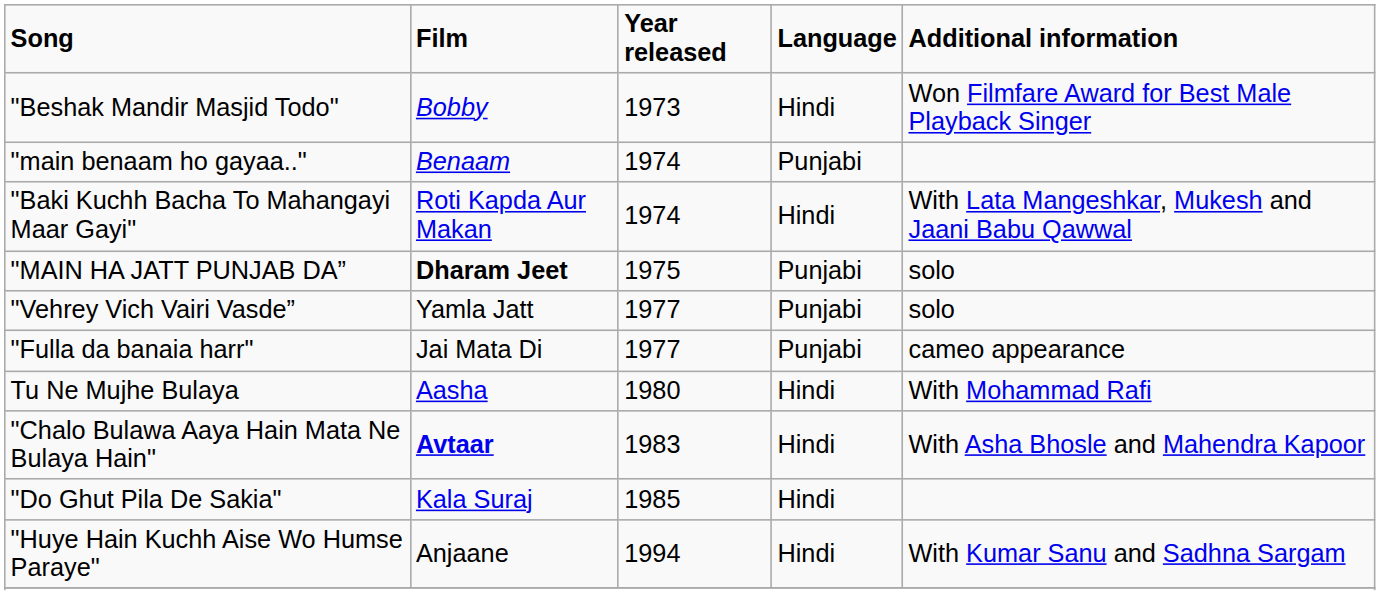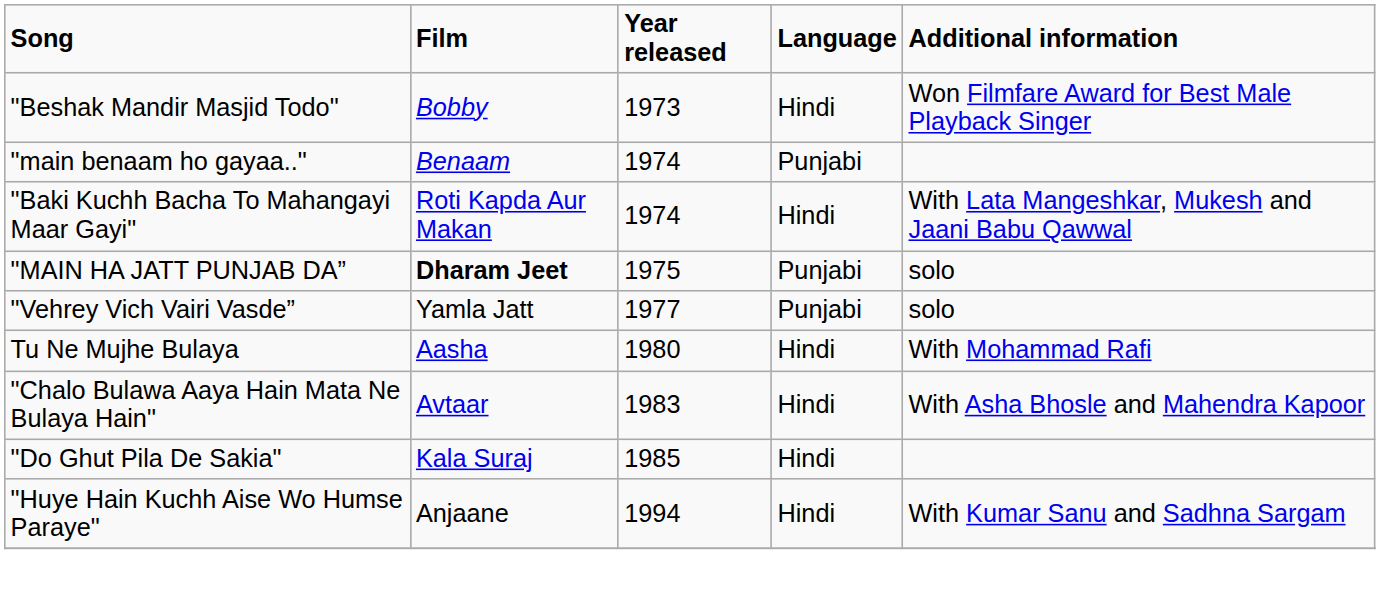- row: (132, 350)
(455, 444) bold -> (452, 404) normal
